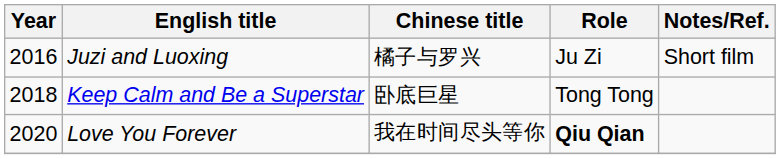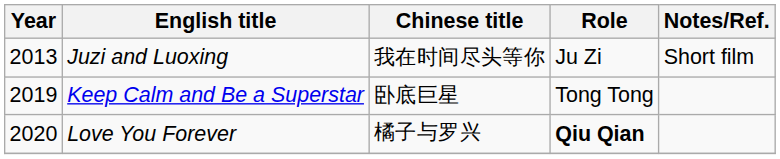(33, 57) 2016 -> (33, 57) 2013
(427, 56) 橘子与罗兴 -> (460, 56) 我在时间尽头等你
(33, 95) 2018 -> (33, 95) 2019
(460, 132) 我在时间尽头等你 -> (427, 132) 橘子与罗兴
